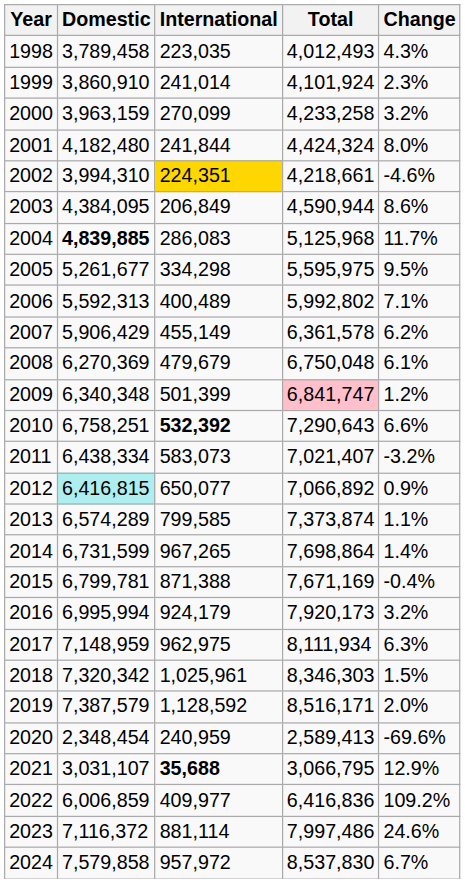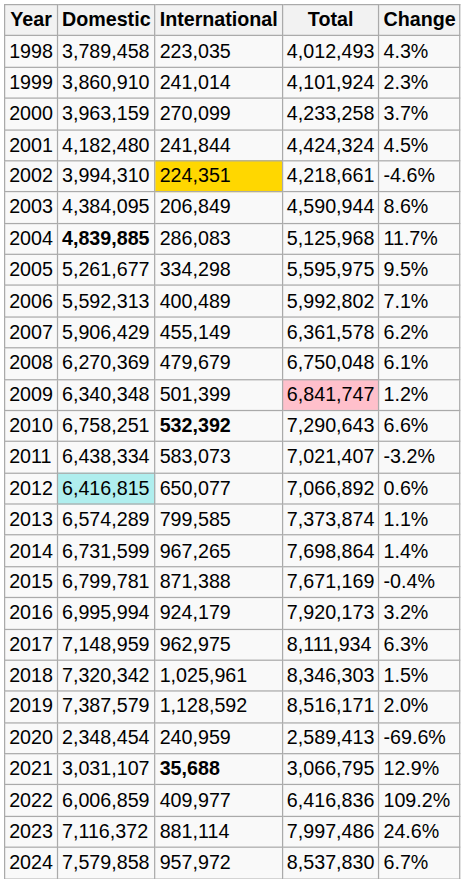(406, 113) 3.2% -> (406, 113) 3.7%
(406, 144) 8.0% -> (406, 144) 4.5%
(406, 488) 0.9% -> (406, 488) 0.6%
